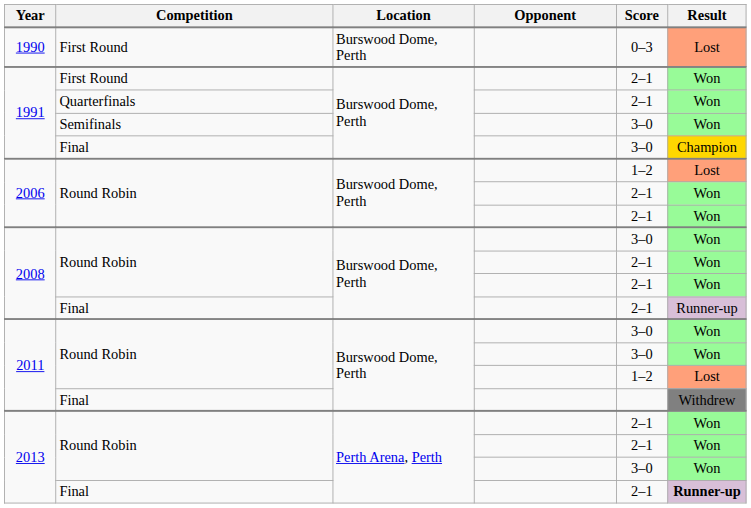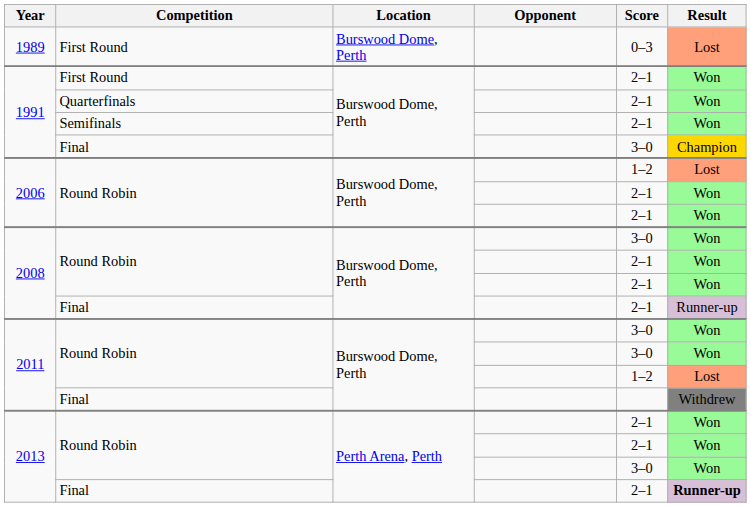+ row: (30, 46)
- row: (30, 47)
(642, 124) 3–0 -> (642, 123) 2–1
